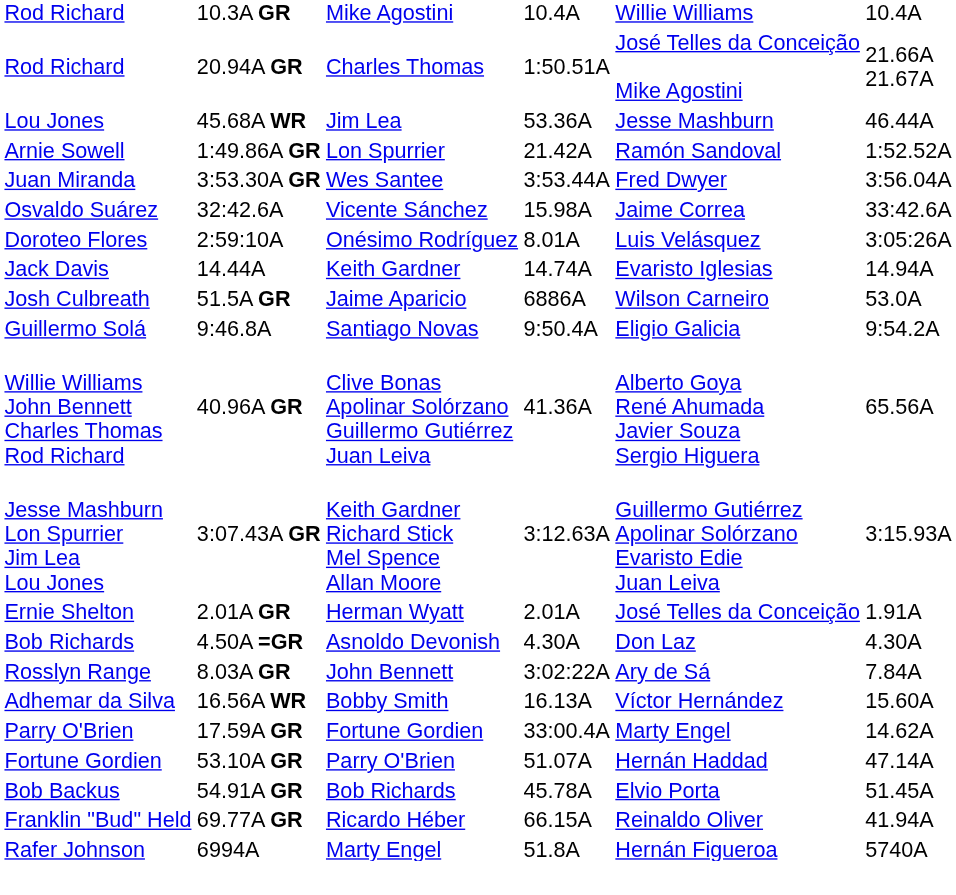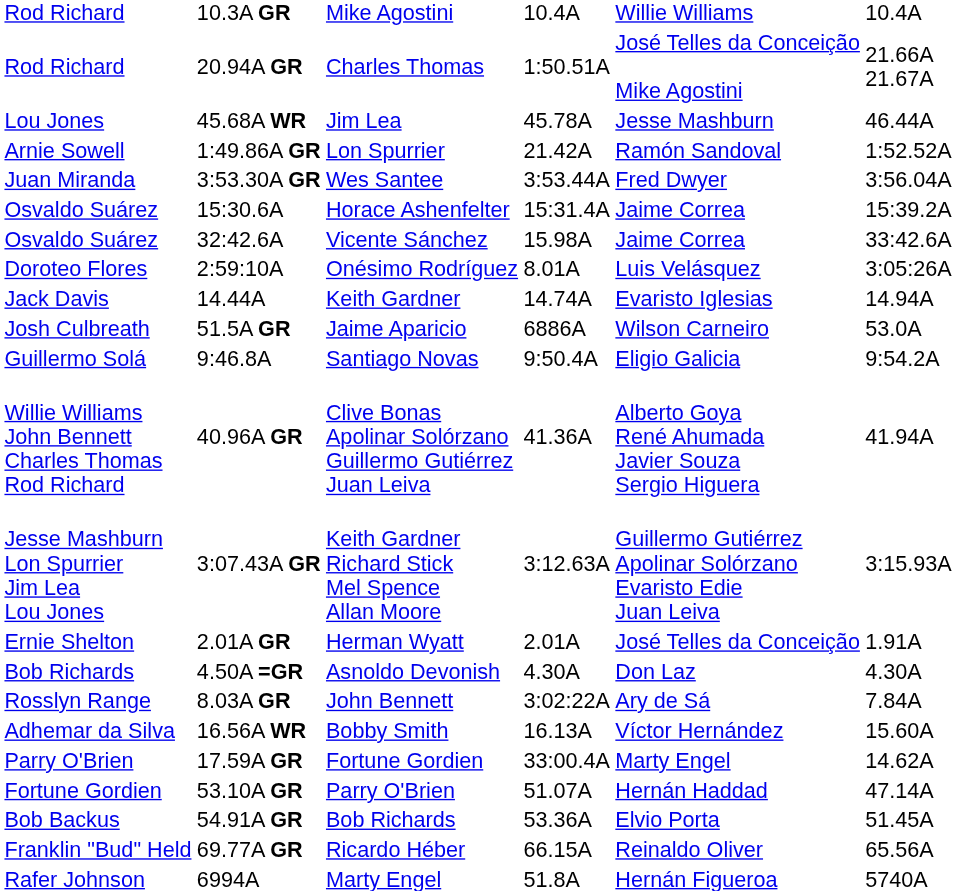(558, 121) 53.36A -> (558, 121) 45.78A
+ row: (240, 210)
(900, 407) 65.56A -> (900, 436) 41.94A
(558, 790) 45.78A -> (558, 820) 53.36A
(900, 820) 41.94A -> (900, 850) 65.56A
